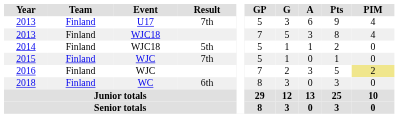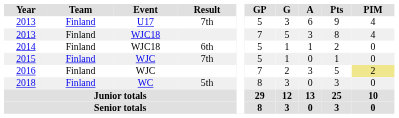(207, 46) 5th -> (207, 46) 6th
(207, 83) 6th -> (207, 83) 5th
